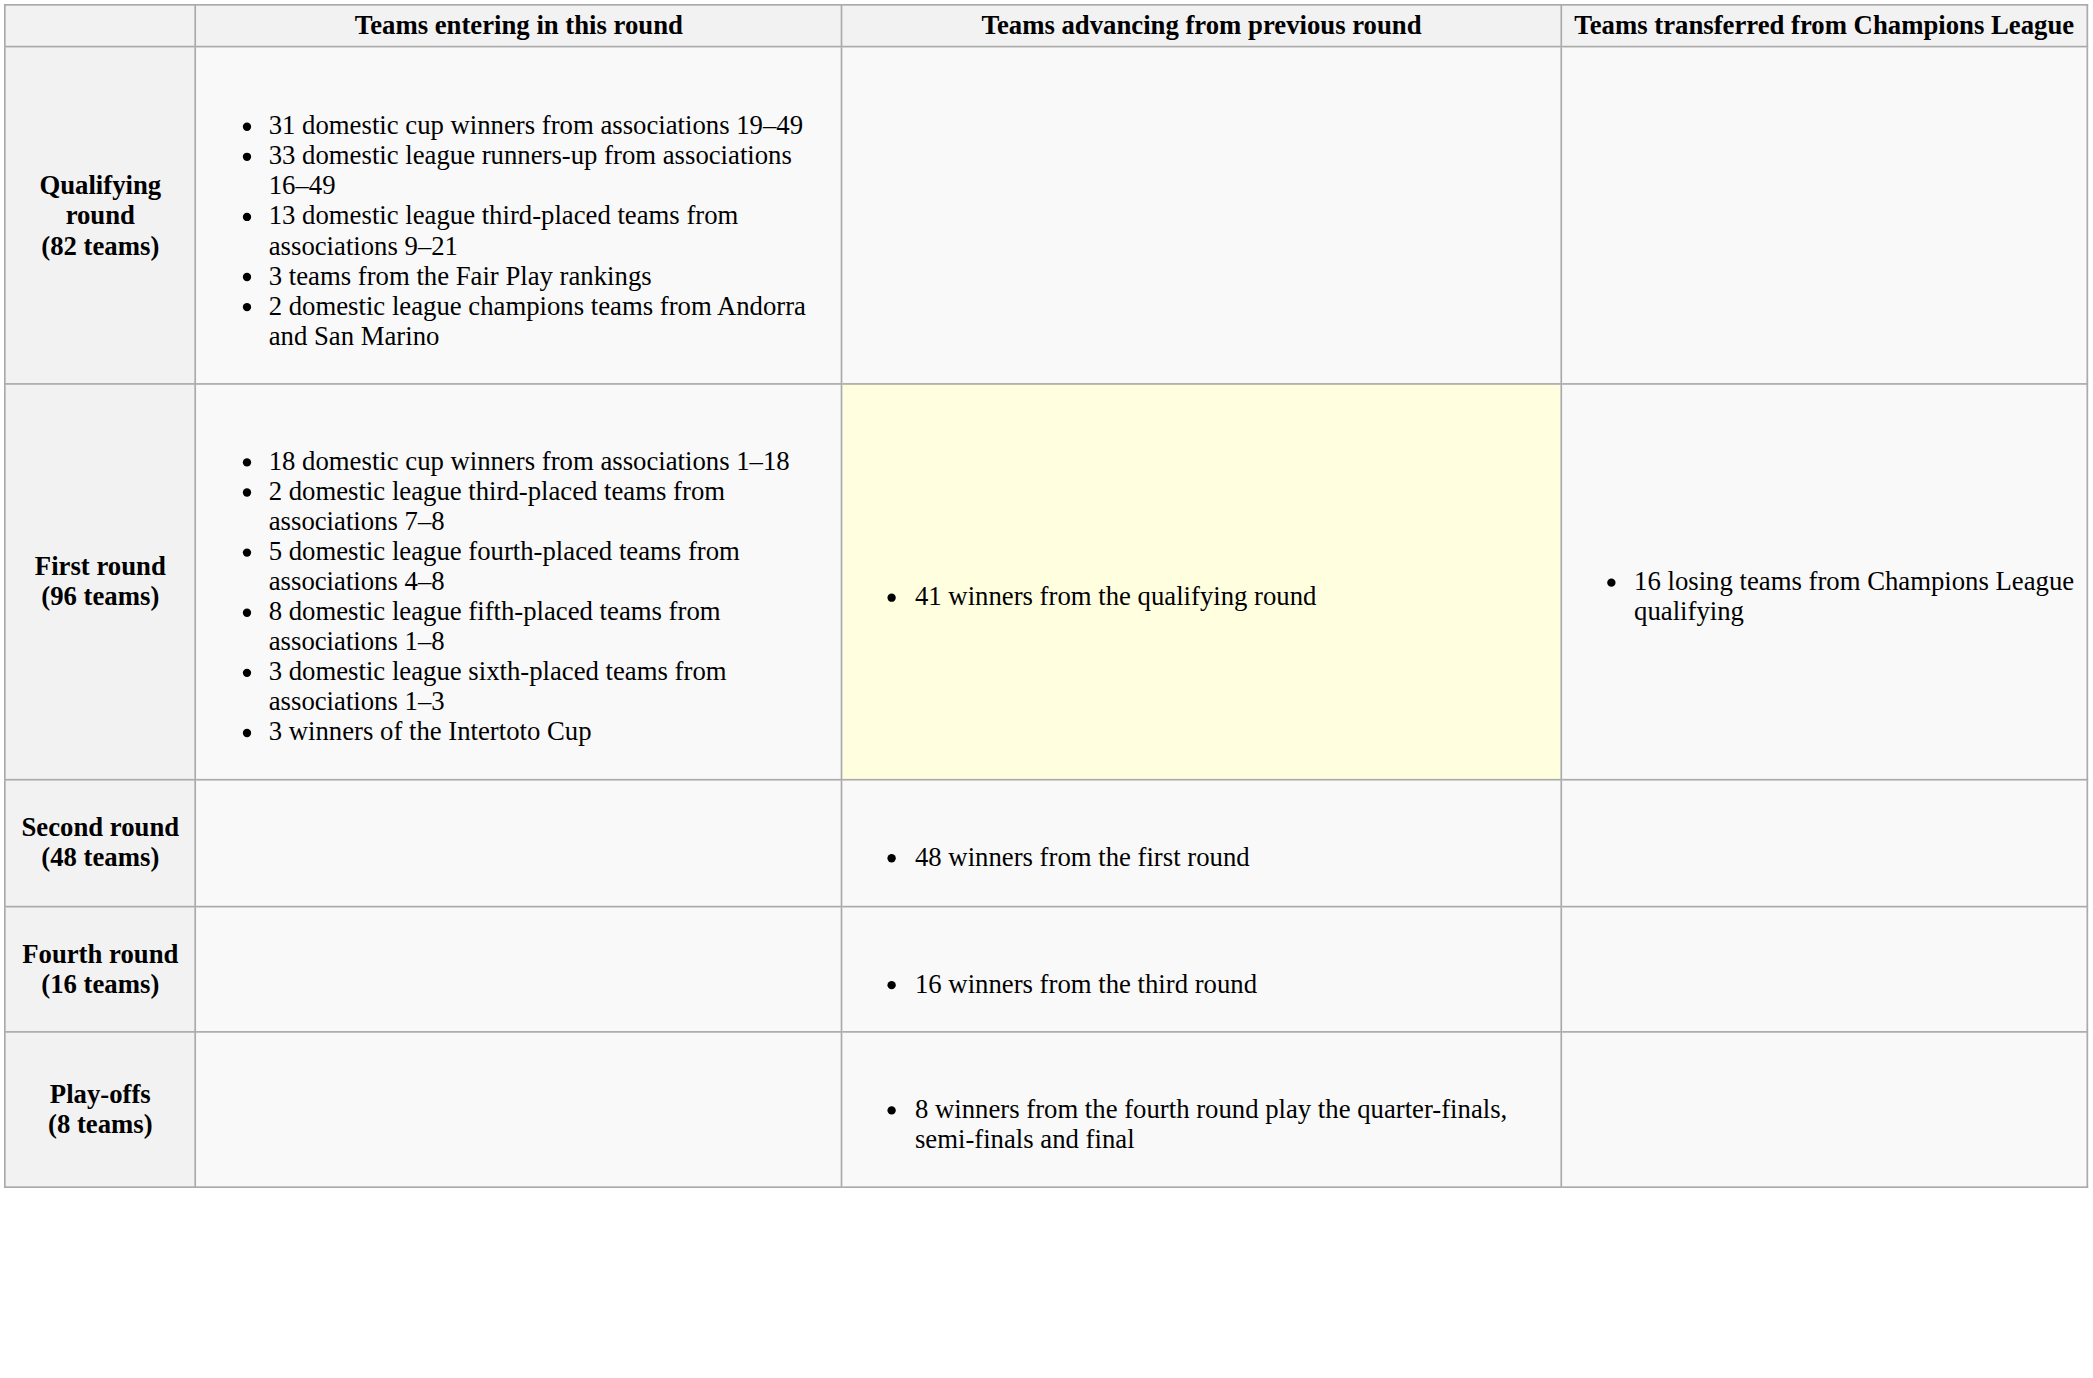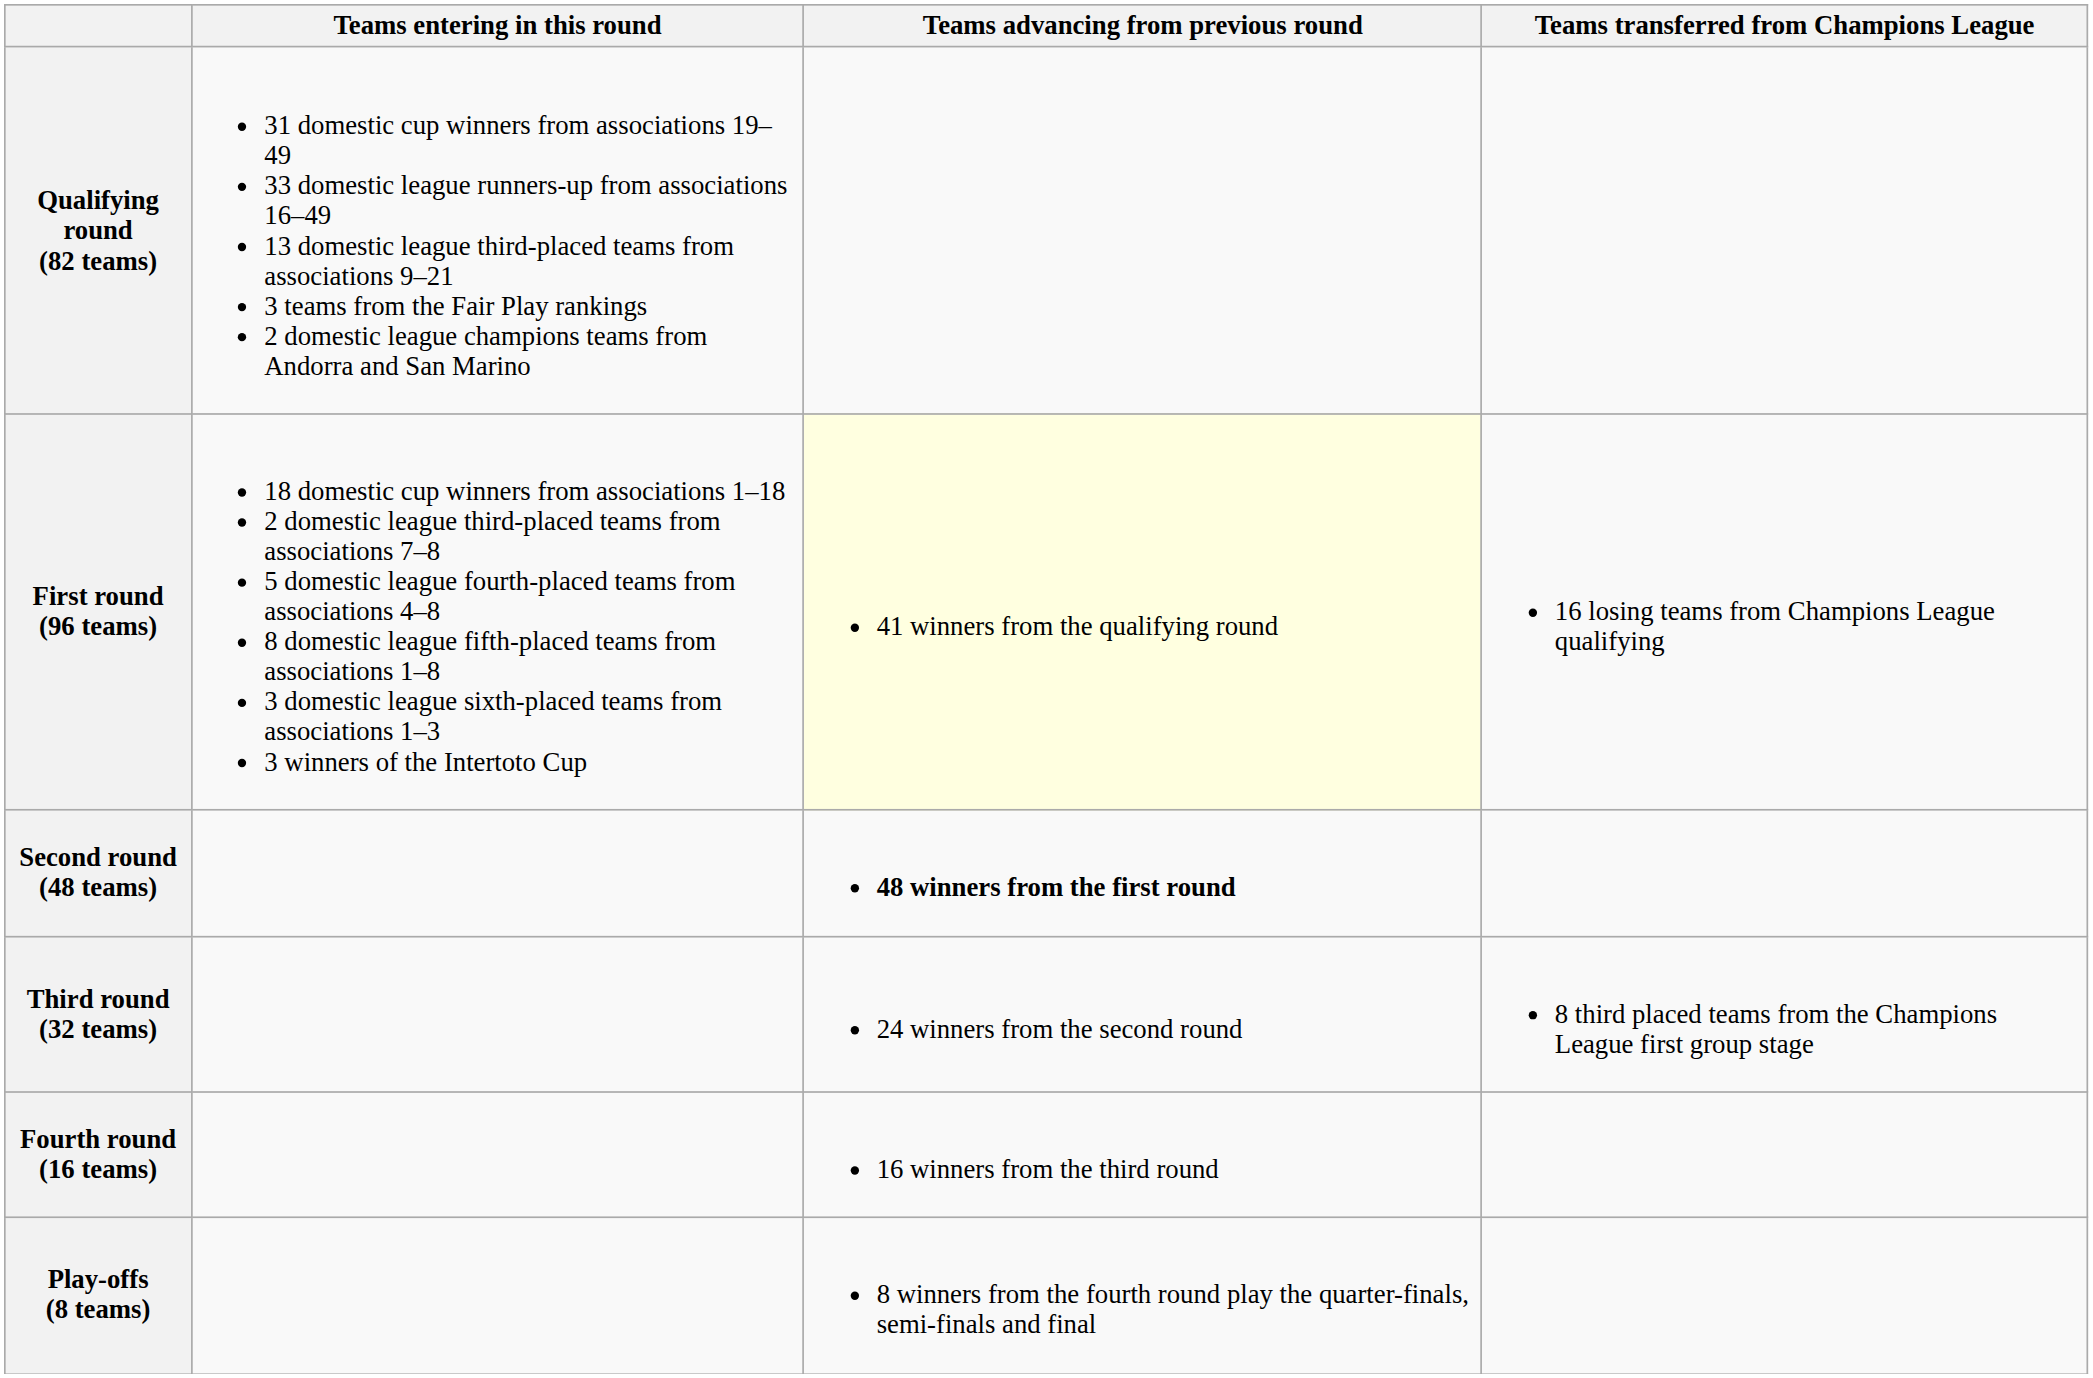(1202, 858) normal -> (1143, 888) bold
+ row: (98, 1013)
